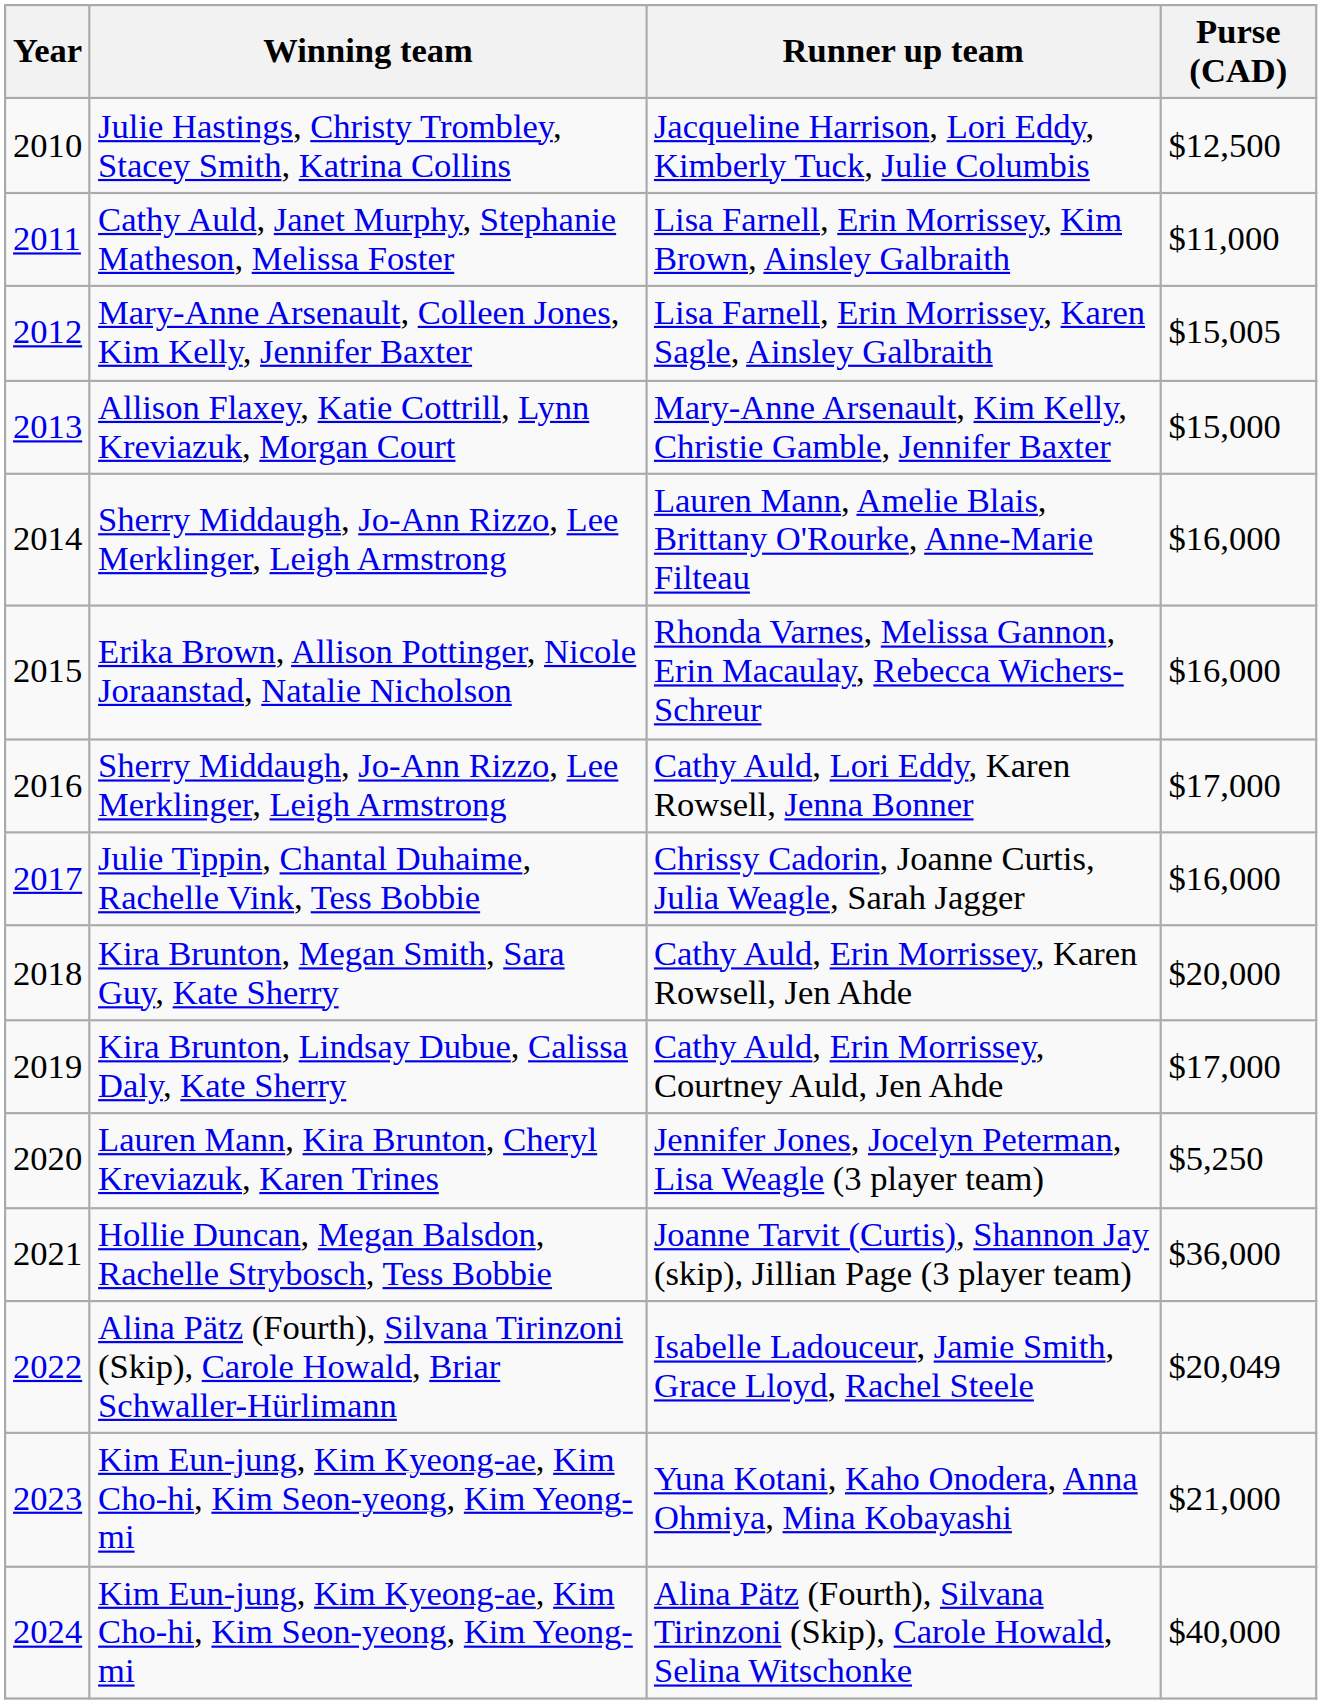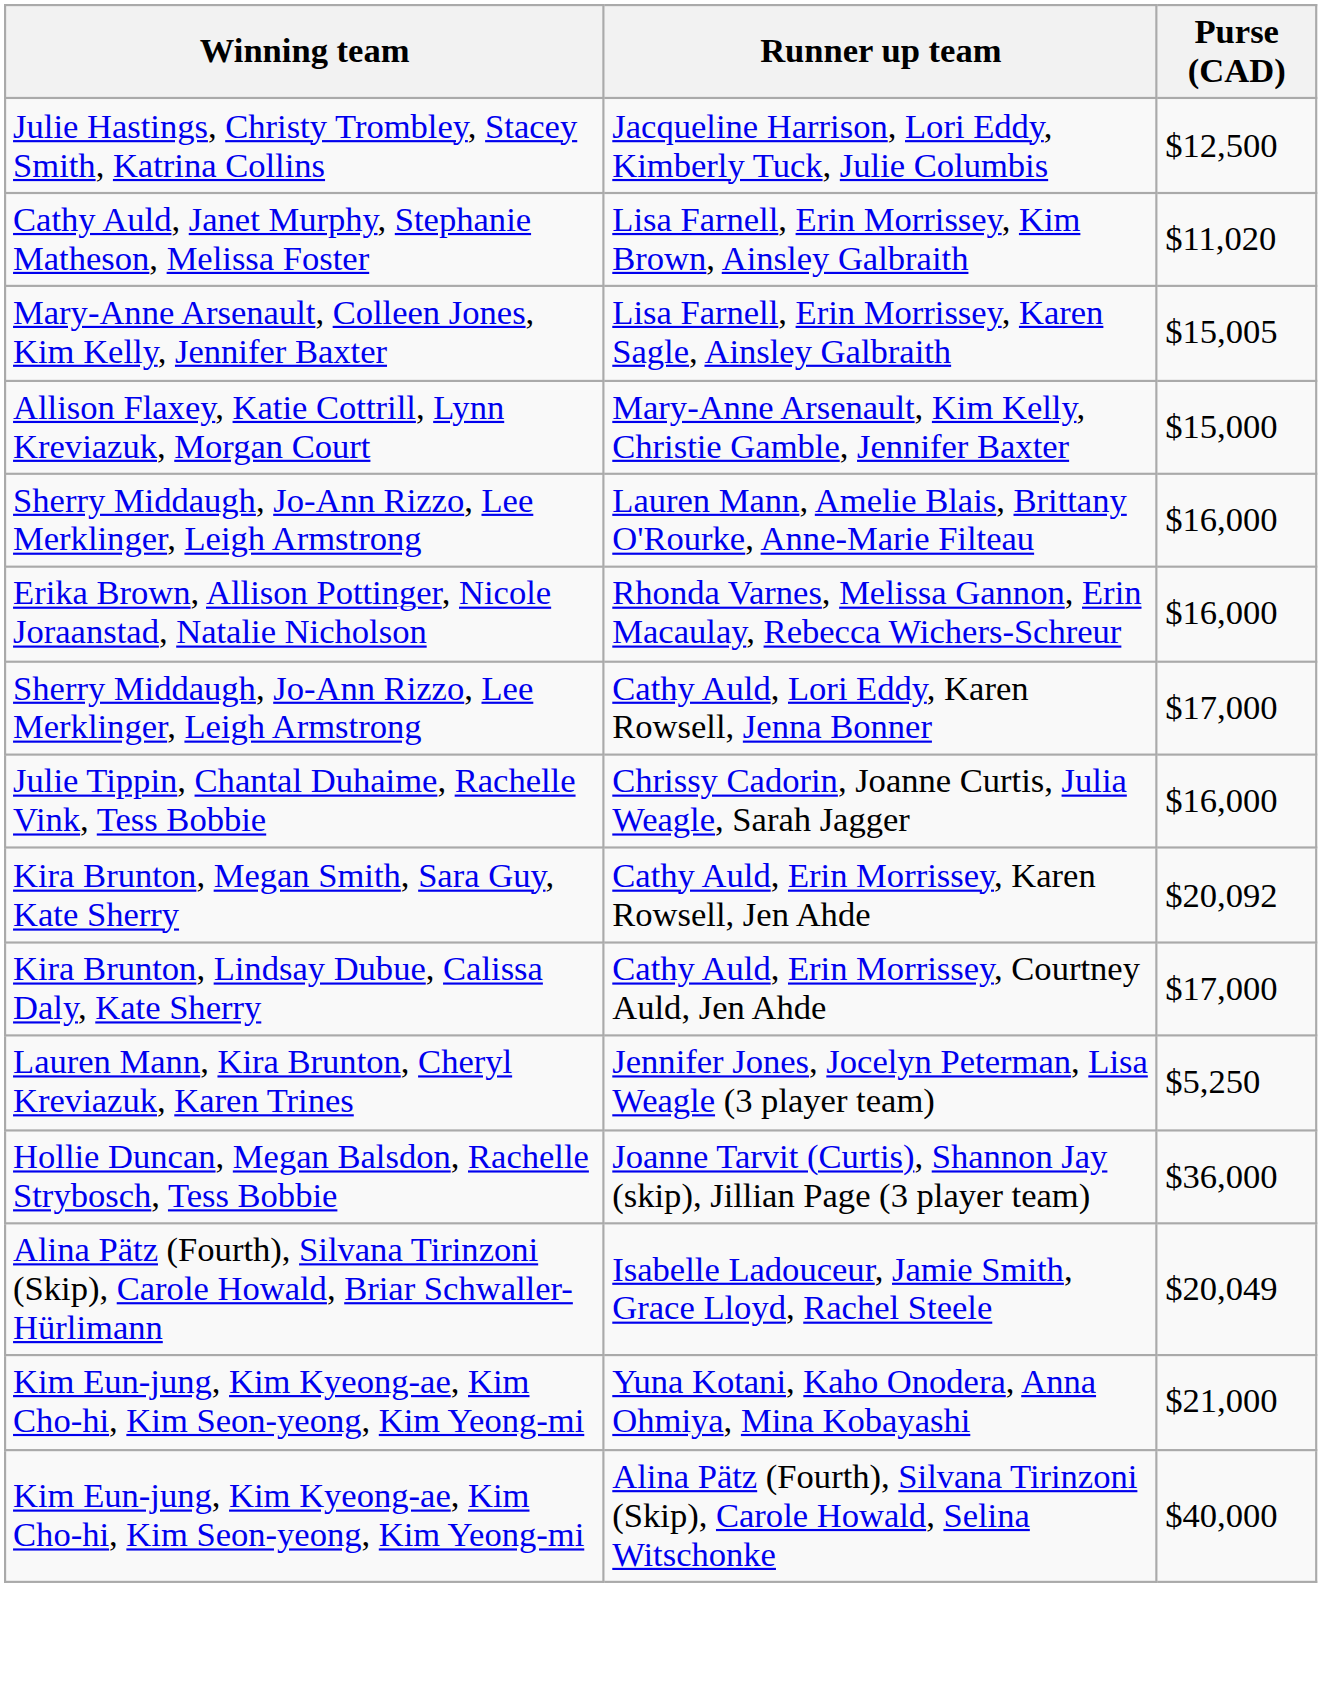- column: (48, 51)
(1224, 238) $11,000 -> (1221, 238) $11,020
(1225, 972) $20,000 -> (1221, 894) $20,092
